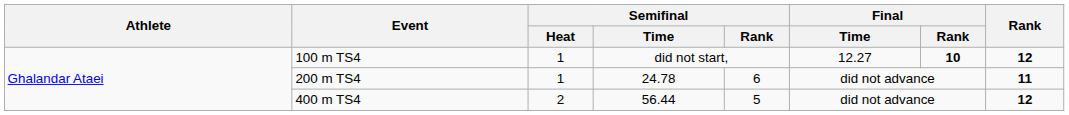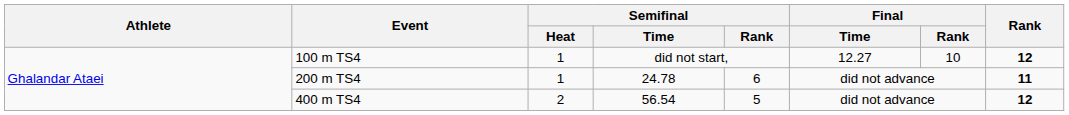(953, 58) bold -> (953, 58) normal
(659, 100) 56.44 -> (659, 100) 56.54
